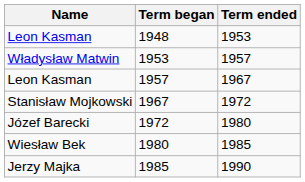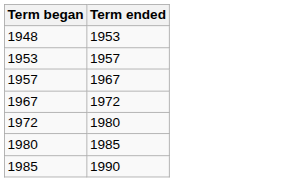- column: (70, 15)
